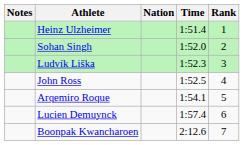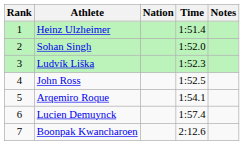columns swapped: (224, 13) <-> (20, 13)
